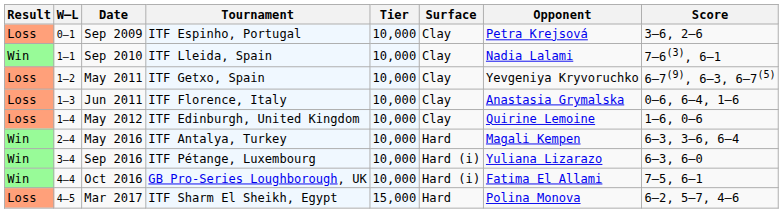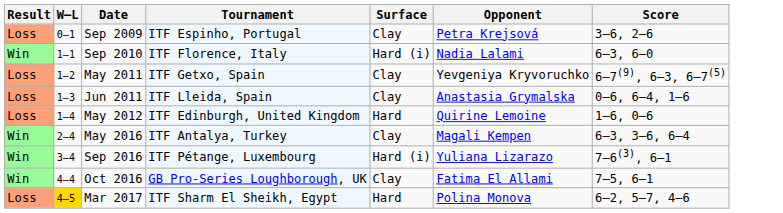- column: (394, 14)
(210, 55) ITF Lleida, Spain -> (218, 54) ITF Florence, Italy
(436, 55) Clay -> (402, 54) Hard (i)
(683, 55) 7–6(3), 6–1 -> (624, 54) 6–3, 6–0
(218, 99) ITF Florence, Italy -> (210, 96) ITF Lleida, Spain
(436, 119) Clay -> (387, 116) Hard
(436, 139) Hard -> (387, 136) Clay
(674, 158) 6–3, 6–0 -> (633, 157) 7–6(3), 6–1
(451, 178) Hard (i) -> (387, 178) Clay
(66, 199) no background -> (66, 199) gold background
